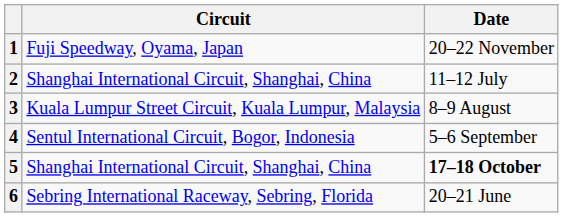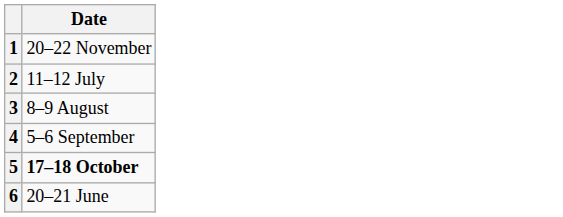- column: (223, 18)
